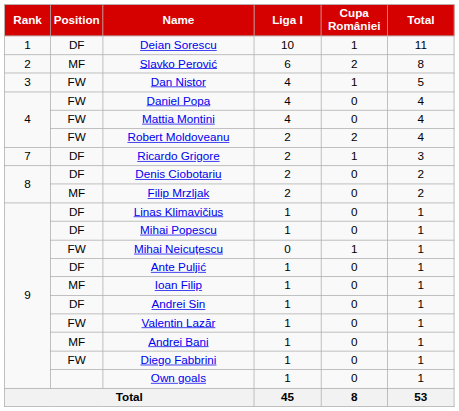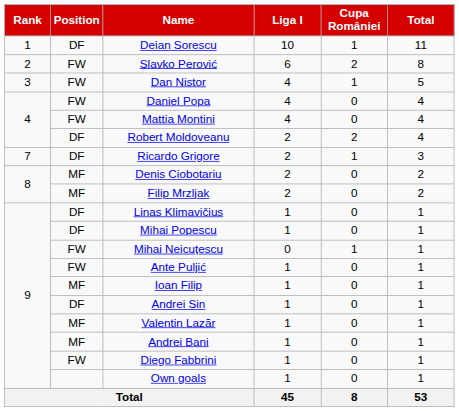(77, 63) MF -> (77, 63) FW
(77, 138) FW -> (77, 138) DF
(77, 175) DF -> (77, 175) MF
(77, 267) DF -> (77, 267) FW
(77, 323) FW -> (77, 323) MF
